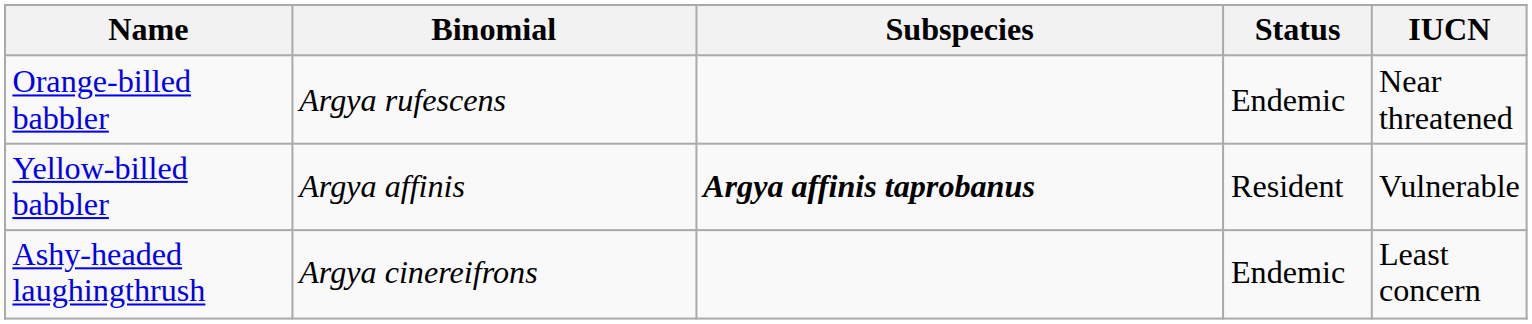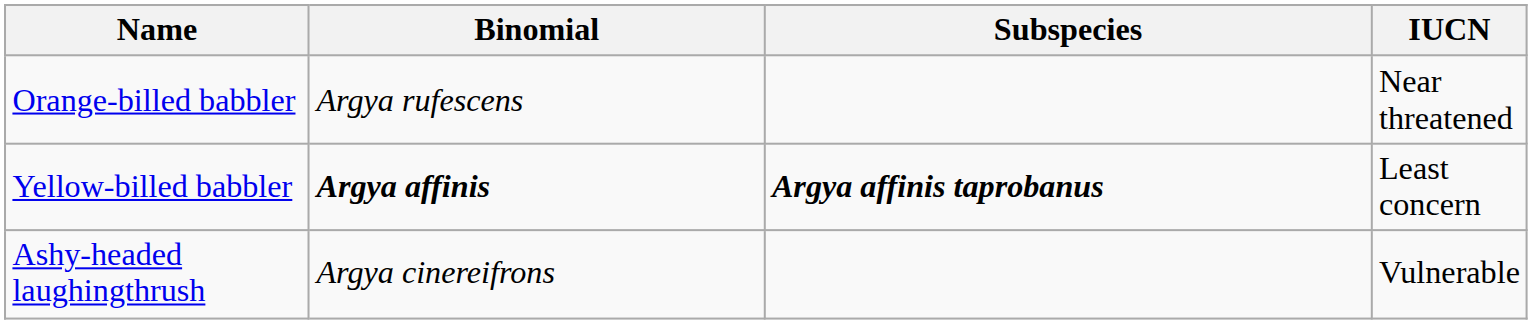- column: (1298, 30)
(382, 186) normal -> (403, 186) bold
(1449, 186) Vulnerable -> (1430, 186) Least concern
(1430, 273) Least concern -> (1449, 273) Vulnerable
